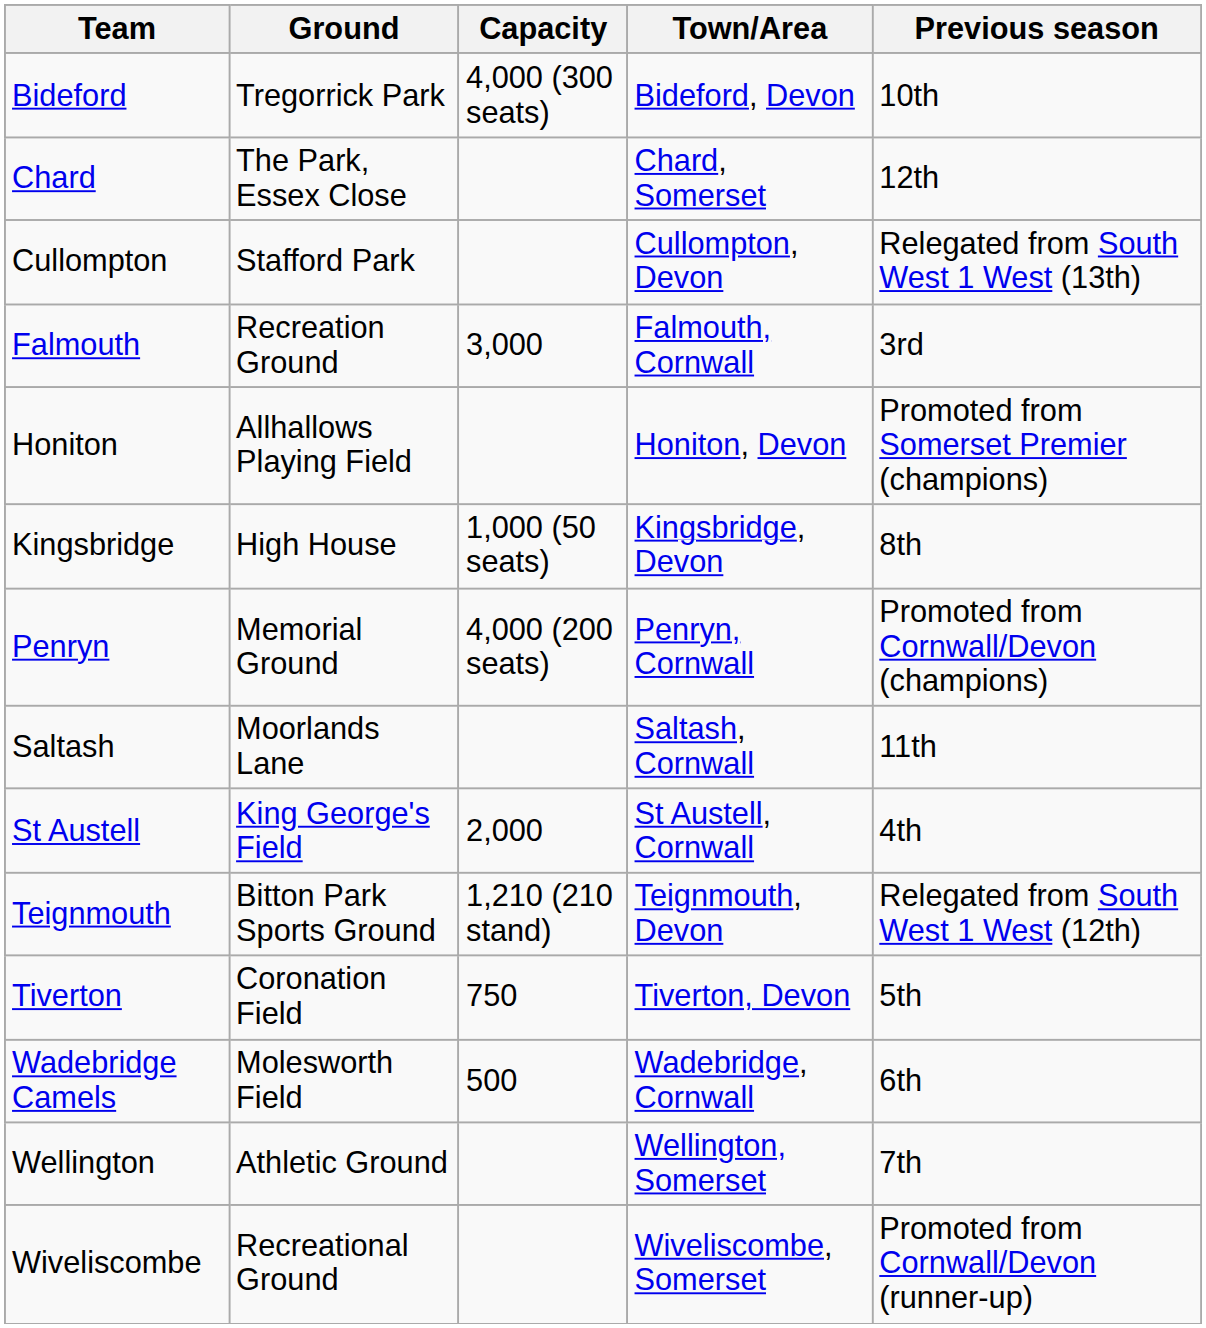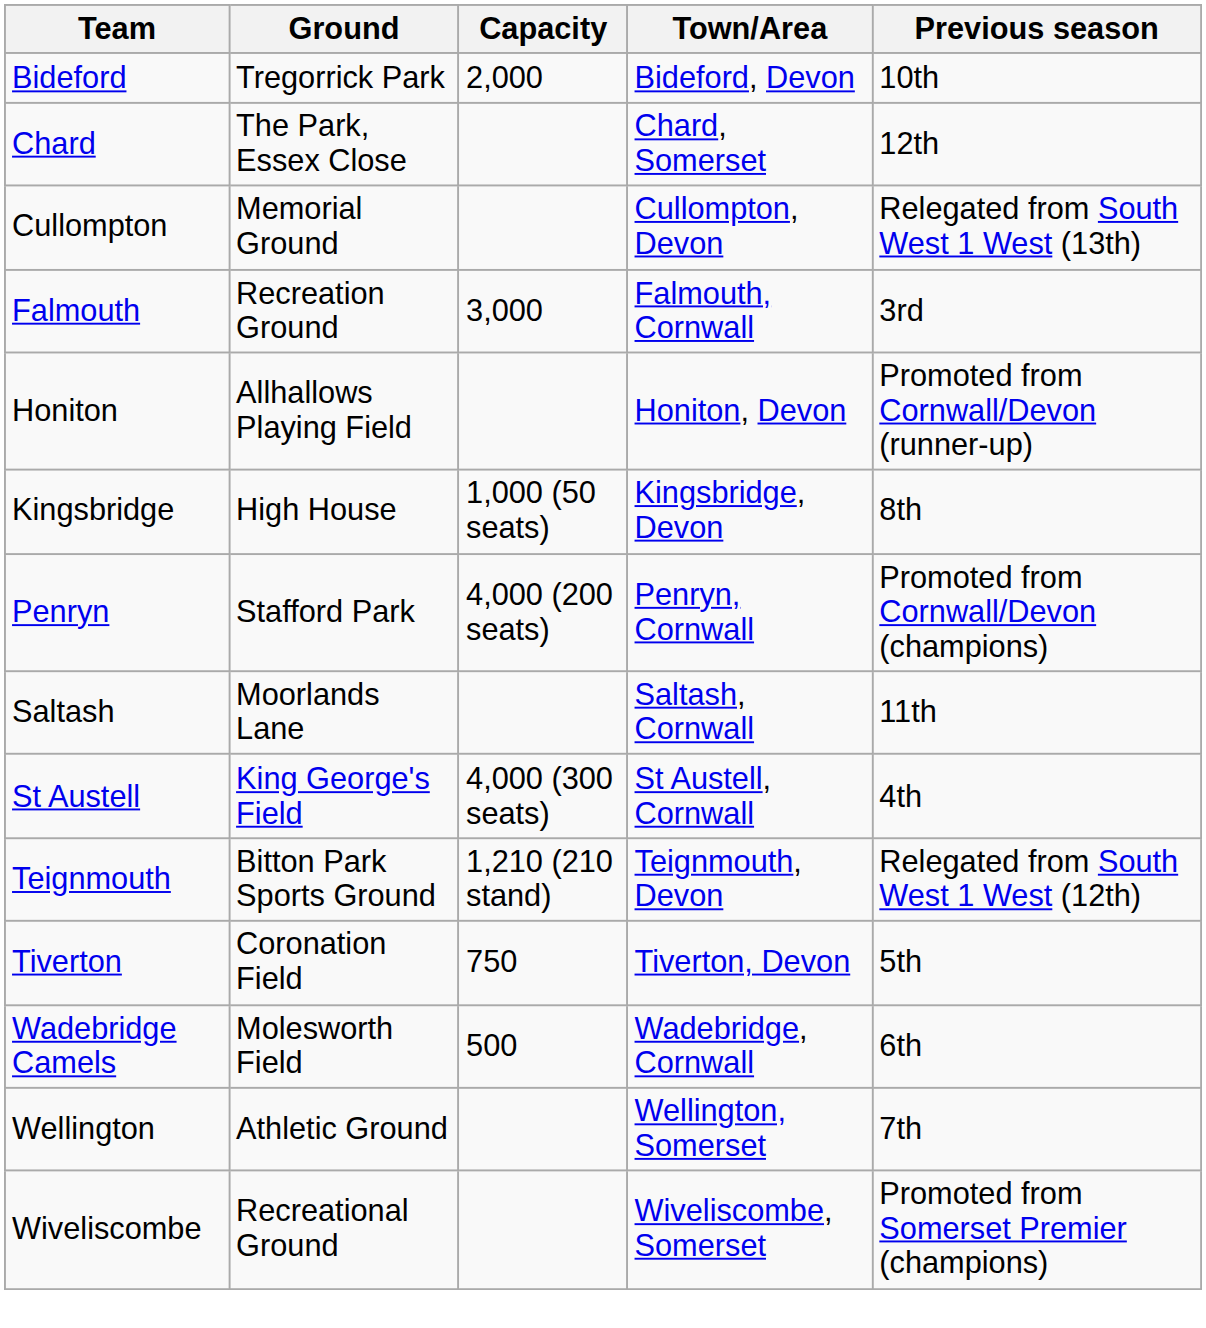(540, 94) 4,000 (300 seats) -> (505, 77) 2,000
(325, 261) Stafford Park -> (299, 226) Memorial Ground
(1003, 445) Promoted from Somerset Premier (champions) -> (988, 410) Promoted from Cornwall/Devon (runner-up)
(299, 646) Memorial Ground -> (325, 611) Stafford Park
(505, 830) 2,000 -> (540, 795) 4,000 (300 seats)
(988, 1263) Promoted from Cornwall/Devon (runner-up) -> (1003, 1229) Promoted from Somerset Premier (champions)
